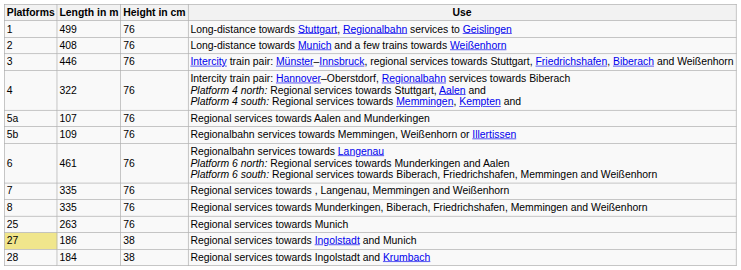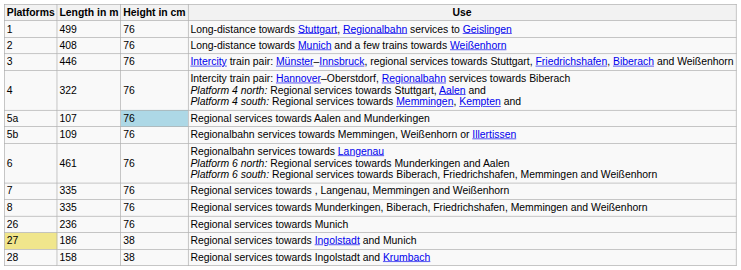(129, 118) no background -> (129, 118) lightblue background
(13, 224) 25 -> (13, 224) 26
(68, 224) 263 -> (68, 224) 236
(68, 257) 184 -> (68, 257) 158
